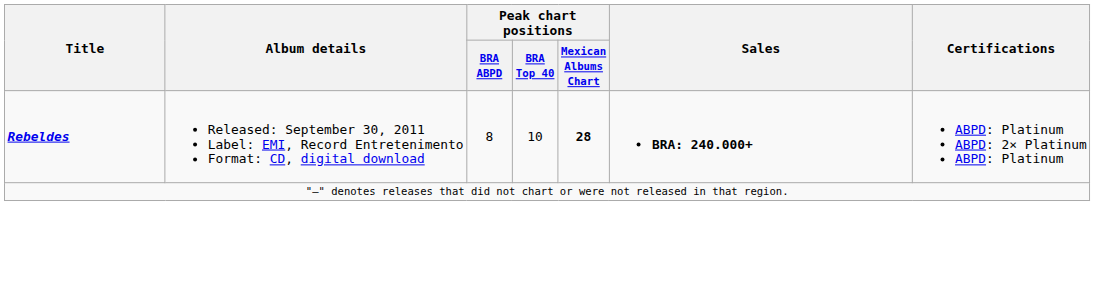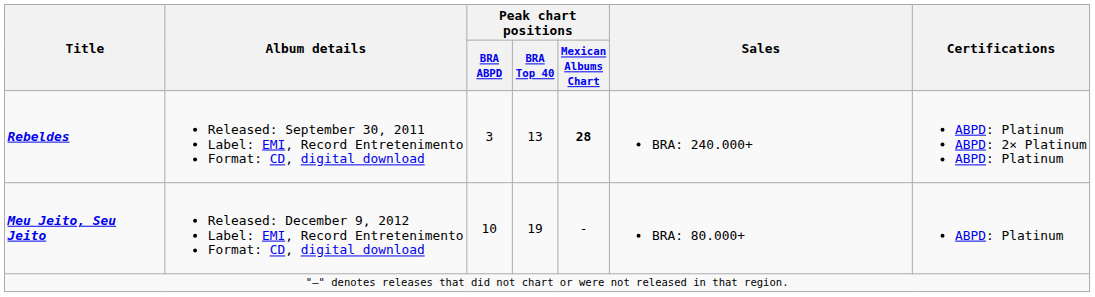(489, 137) 8 -> (489, 137) 3
(535, 137) 10 -> (535, 137) 13
(761, 144) bold -> (761, 144) normal
+ row: (62, 228)
